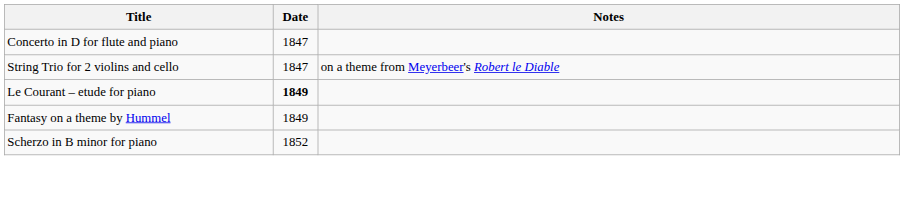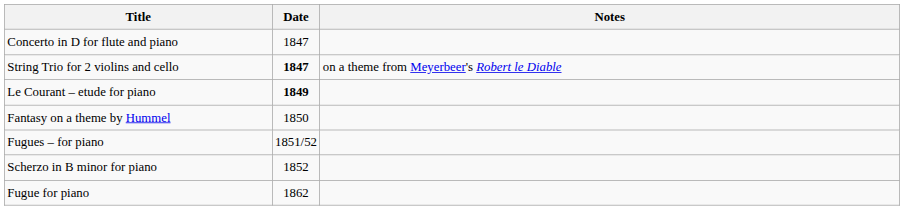(295, 67) normal -> (296, 67) bold
(295, 117) 1849 -> (296, 117) 1850
+ row: (56, 142)
+ row: (48, 192)
